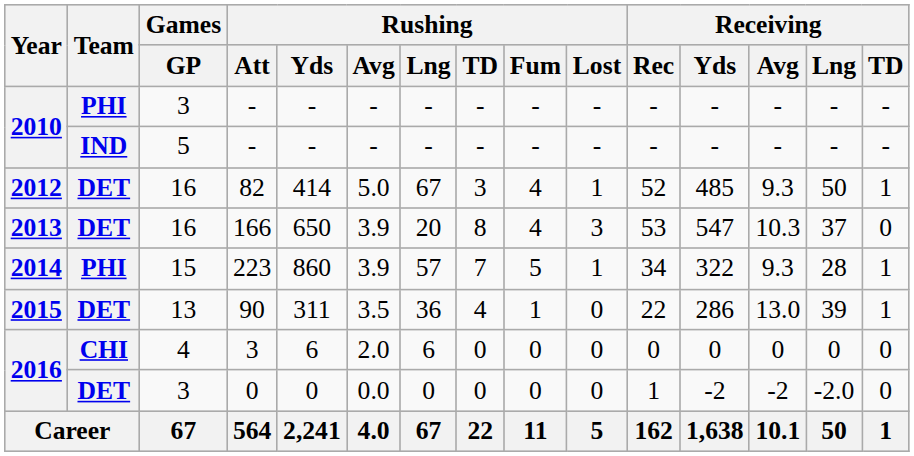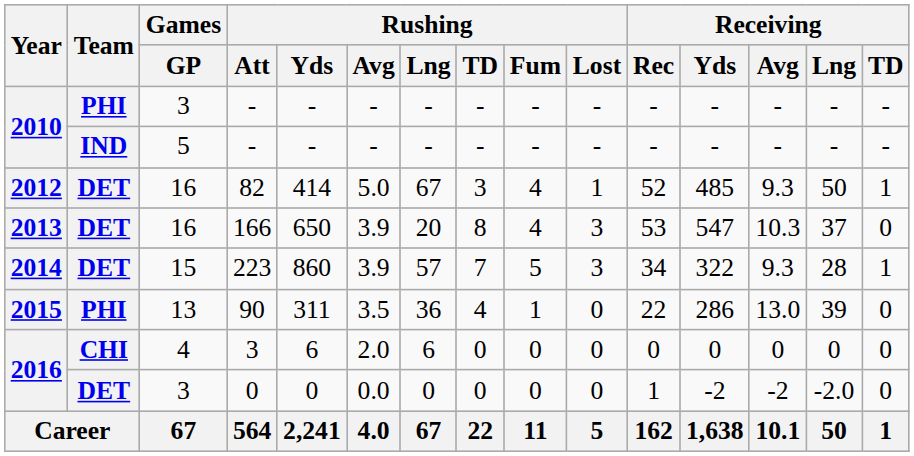(104, 268) PHI -> (104, 268) DET
(597, 268) 1 -> (597, 268) 3
(104, 308) DET -> (104, 308) PHI
(886, 308) 1 -> (886, 308) 0
